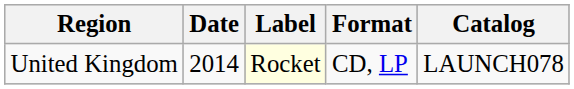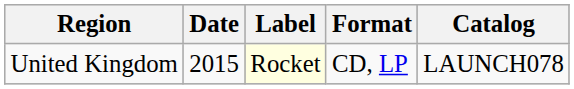(214, 63) 2014 -> (214, 63) 2015
